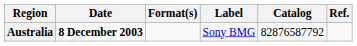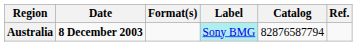(229, 31) no background -> (229, 31) paleturquoise background
(292, 31) 82876587792 -> (292, 31) 82876587794
